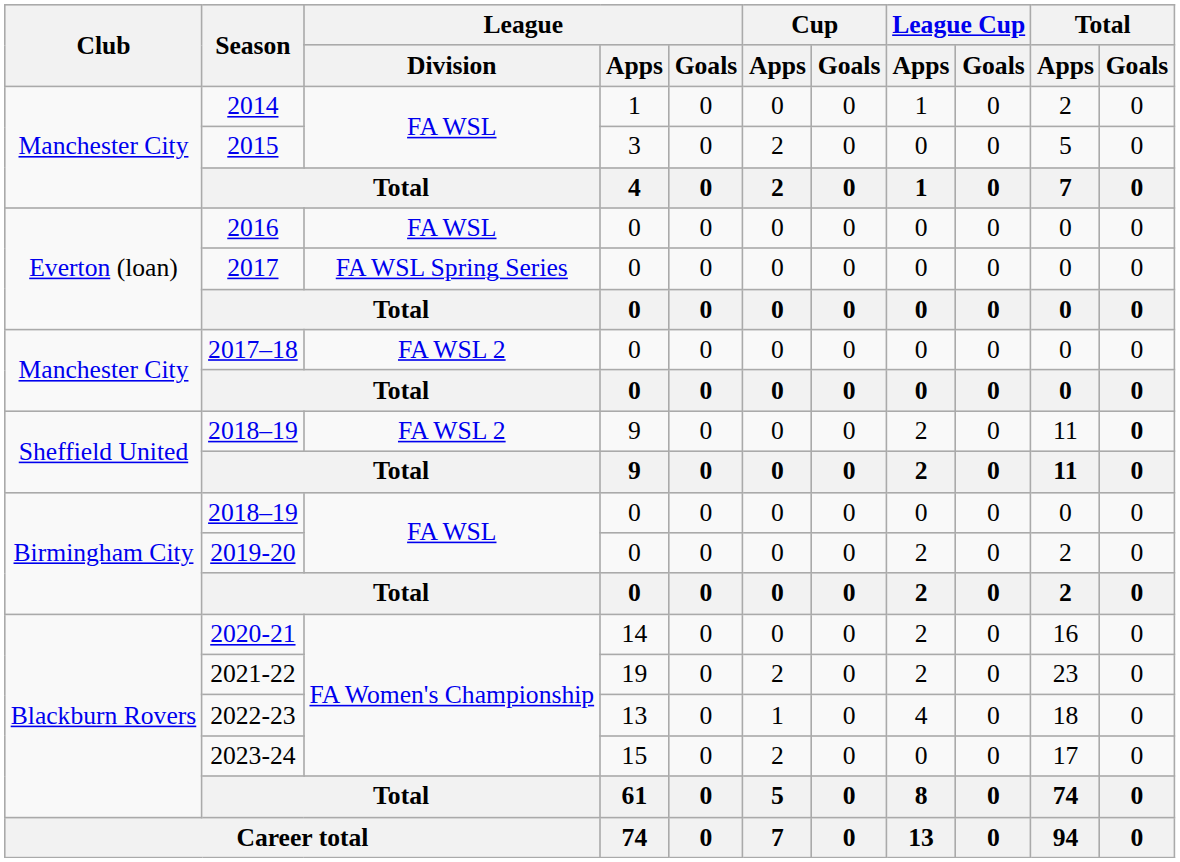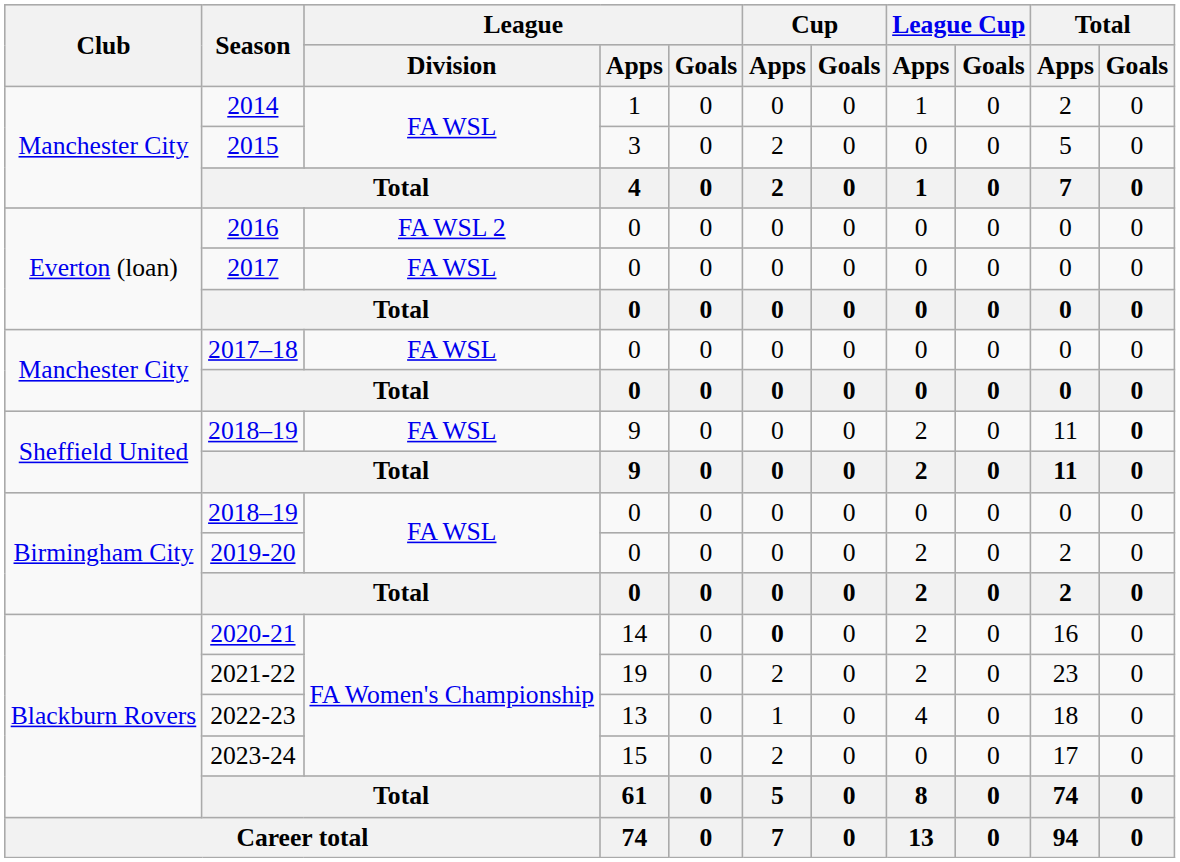(452, 227) FA WSL -> (452, 227) FA WSL 2
(452, 268) FA WSL Spring Series -> (452, 268) FA WSL
(452, 349) FA WSL 2 -> (452, 349) FA WSL
(452, 430) FA WSL 2 -> (452, 430) FA WSL
(778, 633) normal -> (778, 633) bold
